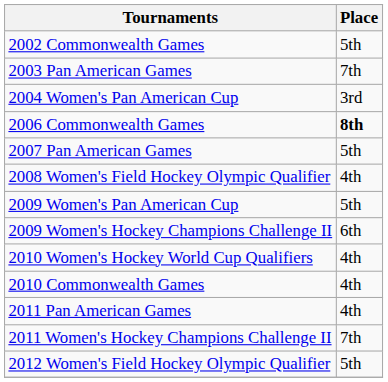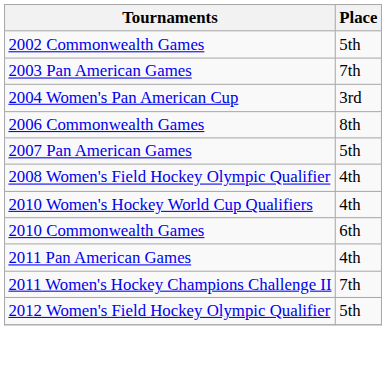(352, 124) bold -> (350, 124) normal
- row: (123, 204)
- row: (170, 230)
(351, 284) 4th -> (350, 230) 6th
